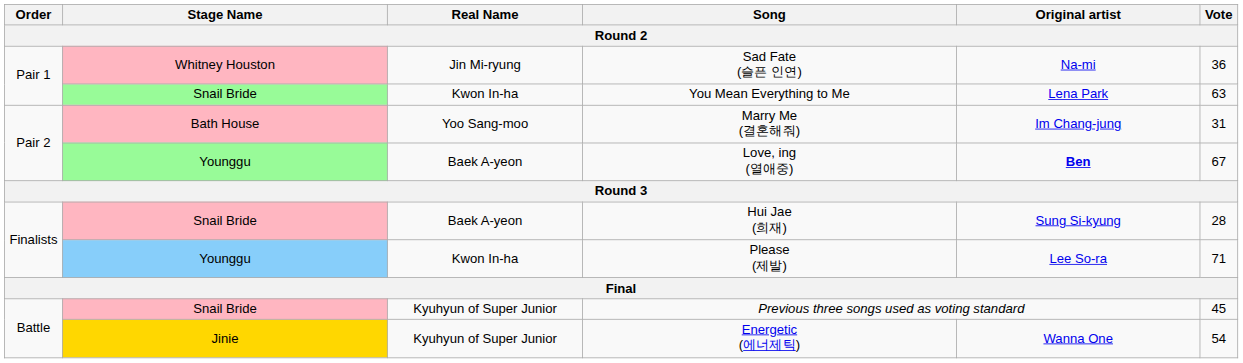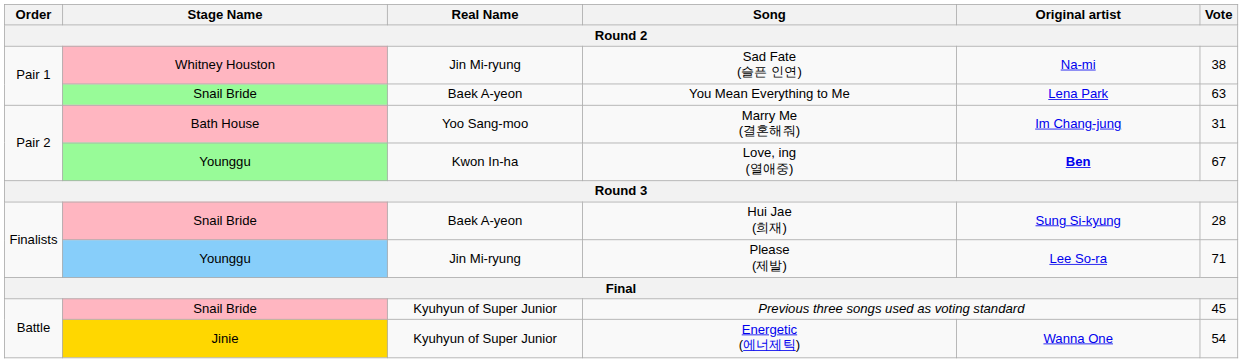(1219, 65) 36 -> (1219, 65) 38
(485, 94) Kwon In-ha -> (485, 94) Baek A-yeon
(485, 161) Baek A-yeon -> (485, 161) Kwon In-ha
(485, 258) Kwon In-ha -> (485, 258) Jin Mi-ryung
